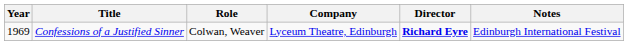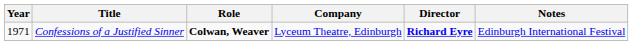(18, 31) 1969 -> (18, 31) 1971
(227, 31) normal -> (229, 31) bold
